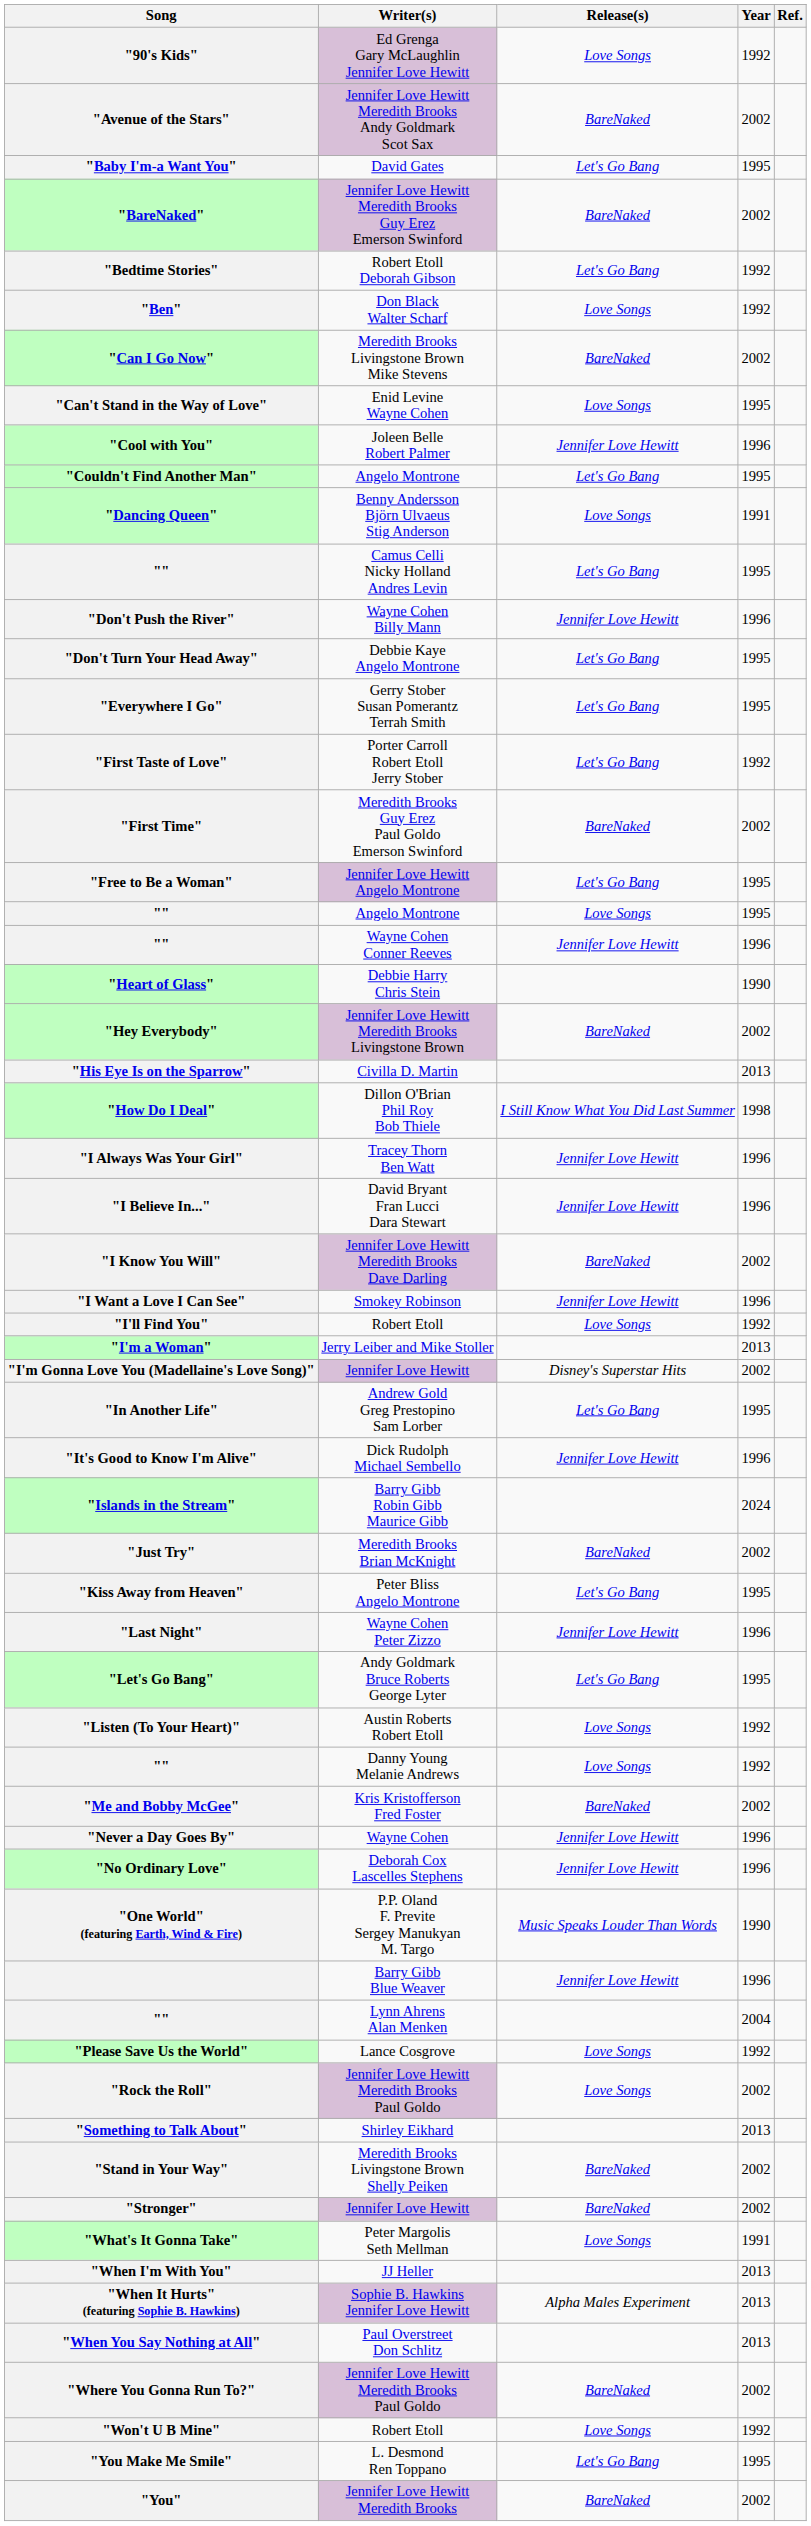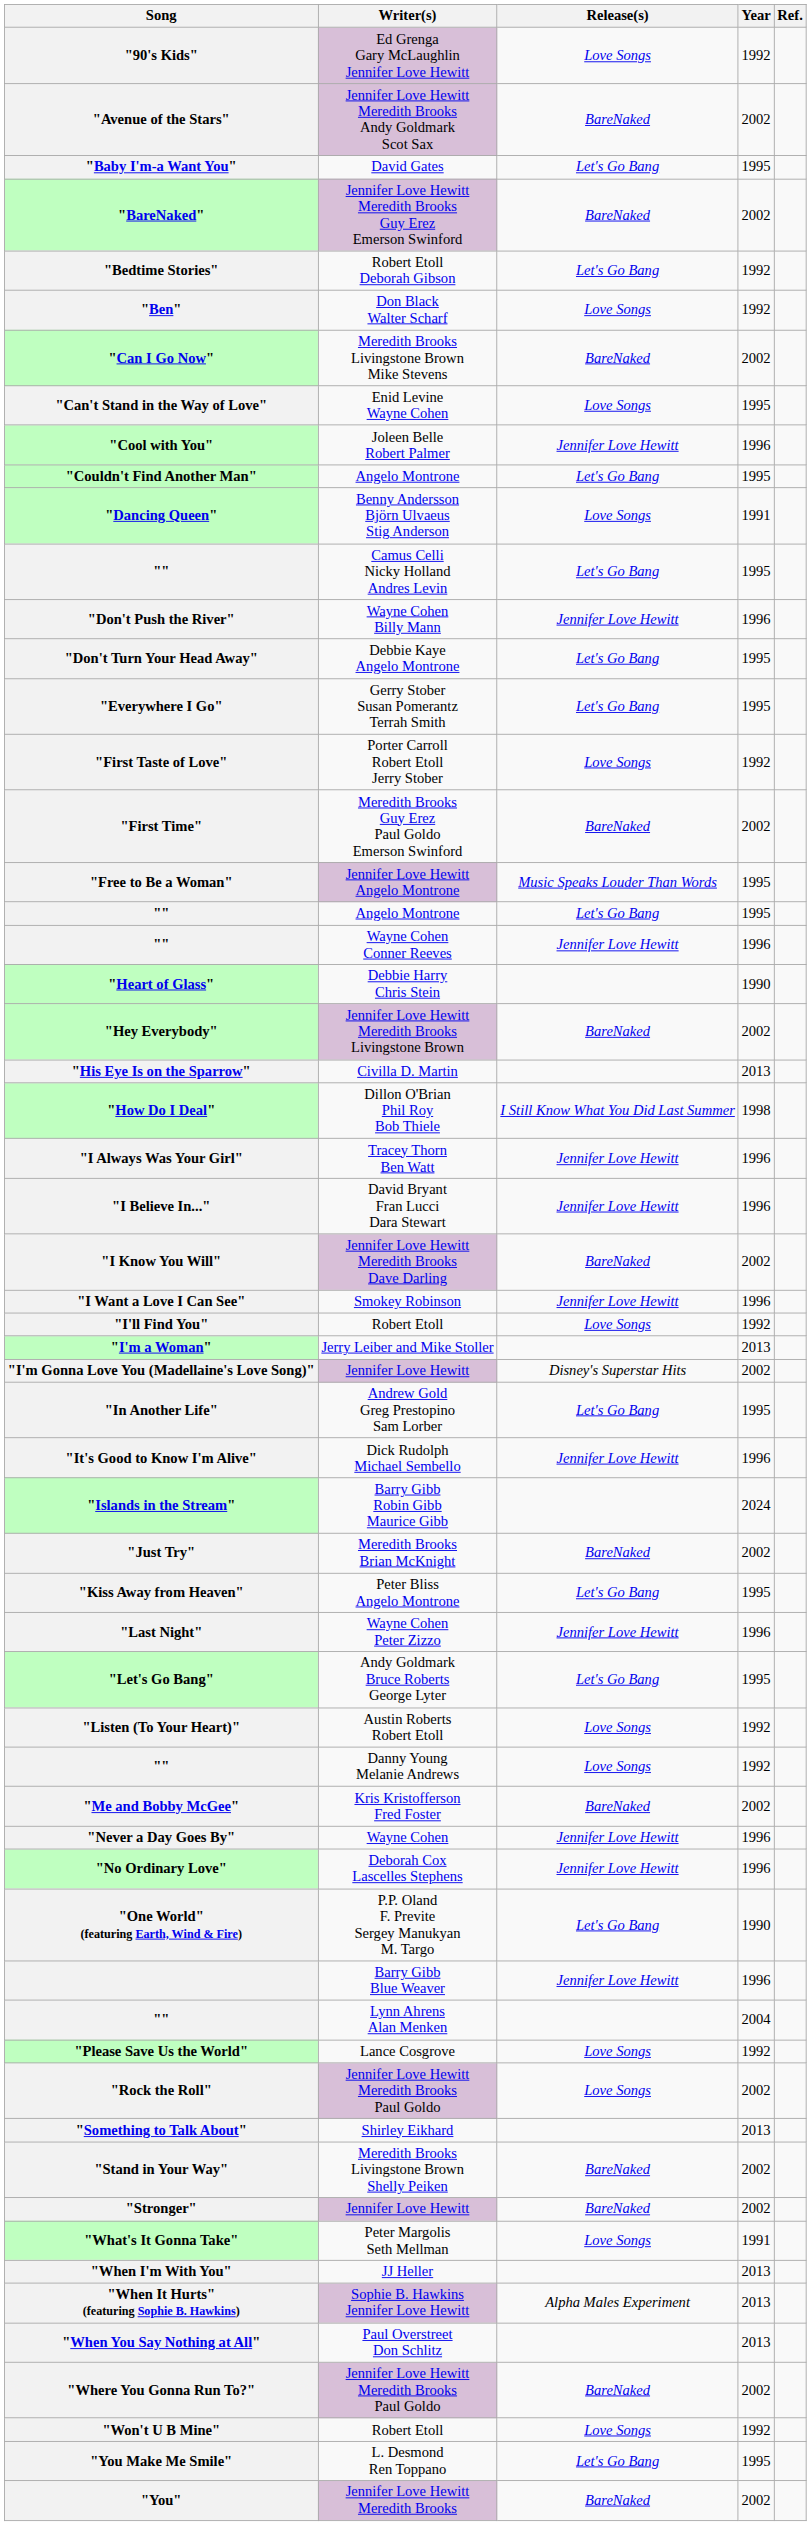(618, 762) Let's Go Bang -> (618, 762) Love Songs
(618, 882) Let's Go Bang -> (618, 882) Music Speaks Louder Than Words
(618, 913) Love Songs -> (618, 913) Let's Go Bang
(618, 1924) Music Speaks Louder Than Words -> (618, 1924) Let's Go Bang
